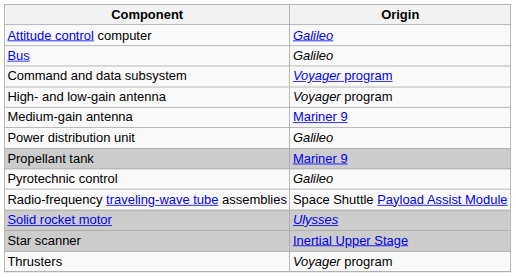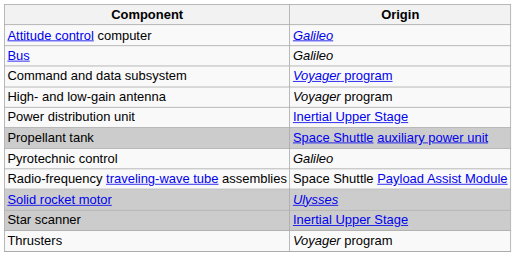- row: (70, 117)
(313, 138) Galileo -> (351, 117) Inertial Upper Stage
(320, 158) Mariner 9 -> (390, 138) Space Shuttle auxiliary power unit
